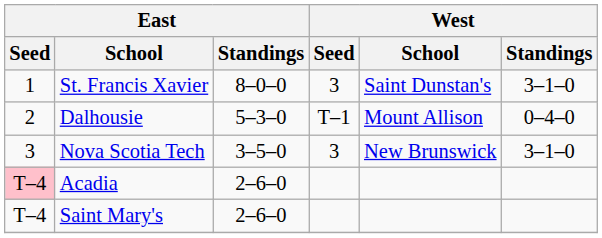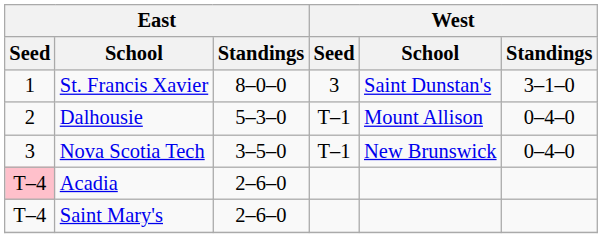(334, 150) 3 -> (334, 150) T–1
(549, 150) 3–1–0 -> (549, 150) 0–4–0
